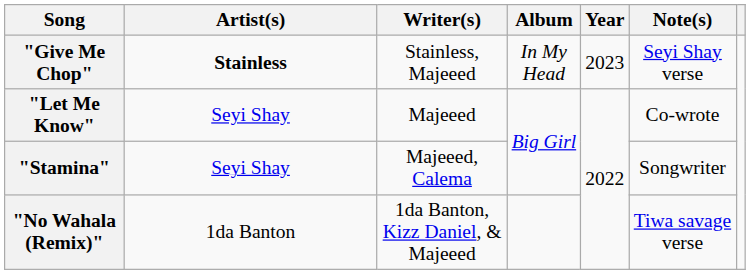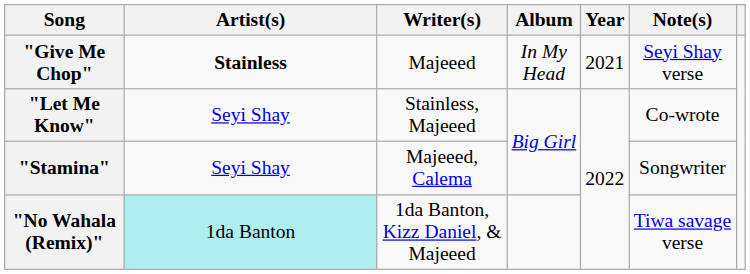(442, 61) Stainless, Majeeed -> (442, 61) Majeeed
(605, 61) 2023 -> (605, 61) 2021
(442, 114) Majeeed -> (442, 114) Stainless, Majeeed
(251, 231) no background -> (251, 231) paleturquoise background
